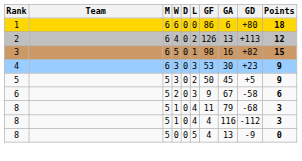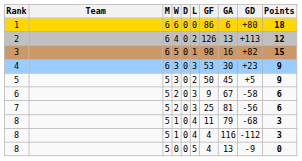+ row: (17, 108)
